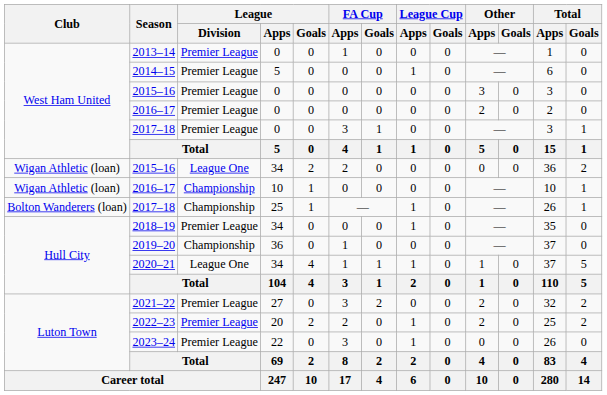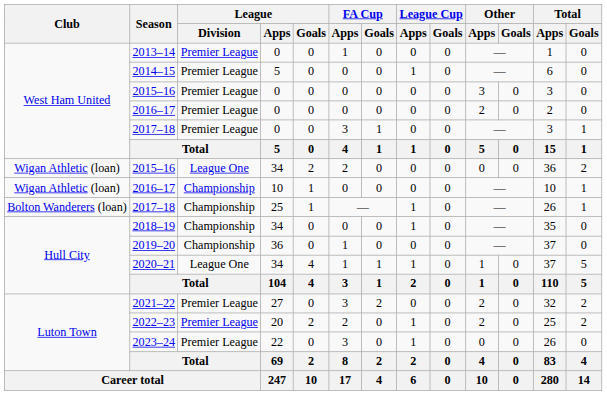(219, 226) Premier League -> (219, 226) Championship
